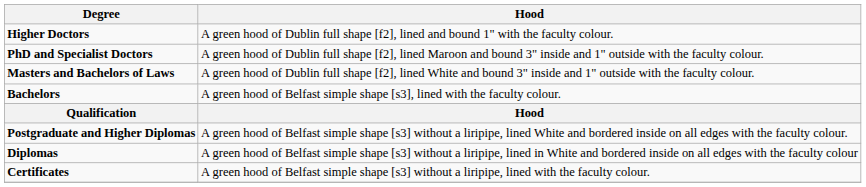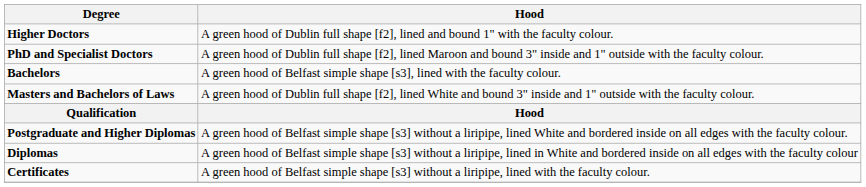rows swapped: (91, 73) <-> (34, 93)
